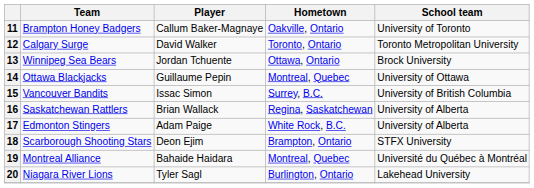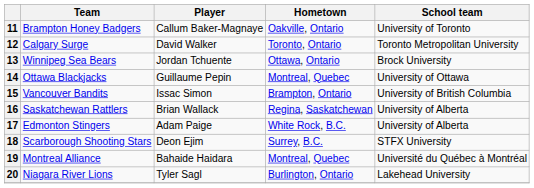(295, 93) Surrey, B.C. -> (310, 93) Brampton, Ontario
(310, 142) Brampton, Ontario -> (295, 142) Surrey, B.C.
